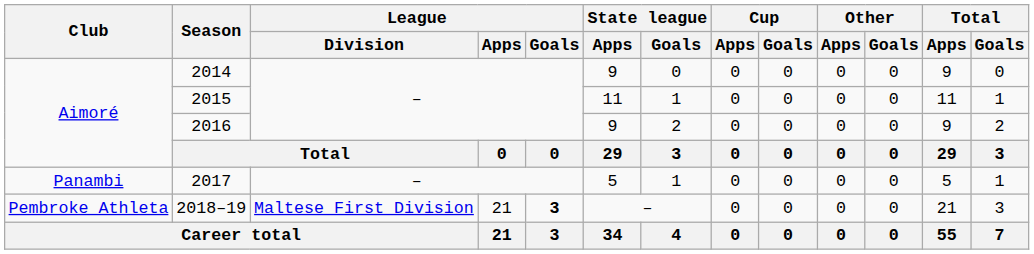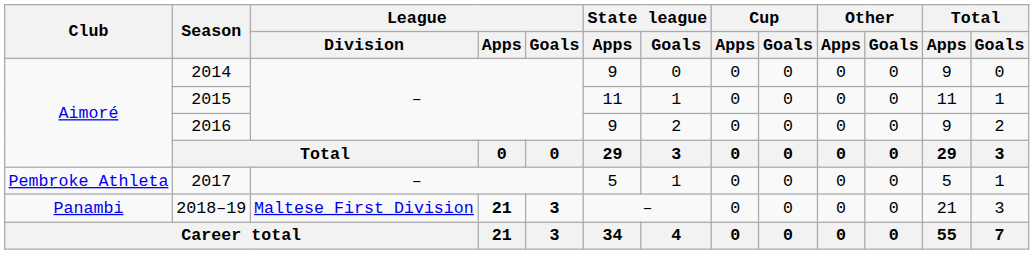(88, 181) Panambi -> (88, 181) Pembroke Athleta
(88, 208) Pembroke Athleta -> (88, 208) Panambi
(502, 208) normal -> (502, 208) bold
